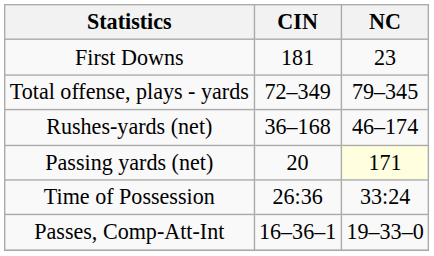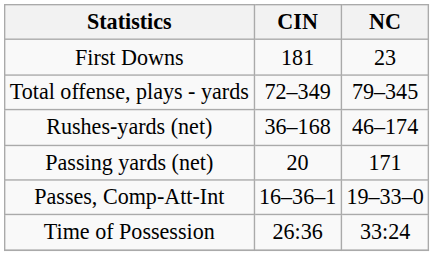(385, 162) lightyellow background -> (385, 162) no background
rows swapped: (129, 232) <-> (129, 197)
